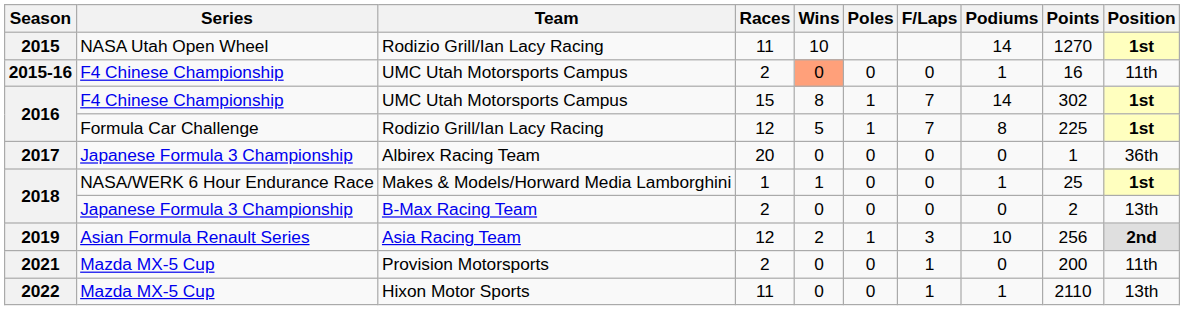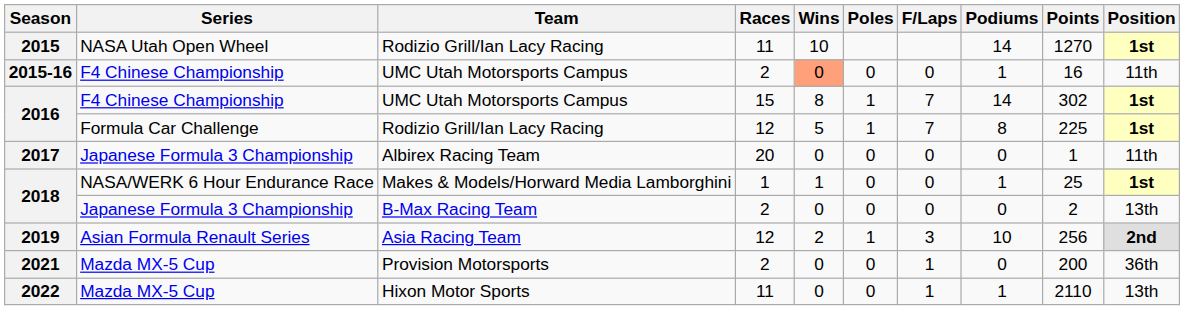(1142, 155) 36th -> (1142, 155) 11th
(1142, 264) 11th -> (1142, 264) 36th
